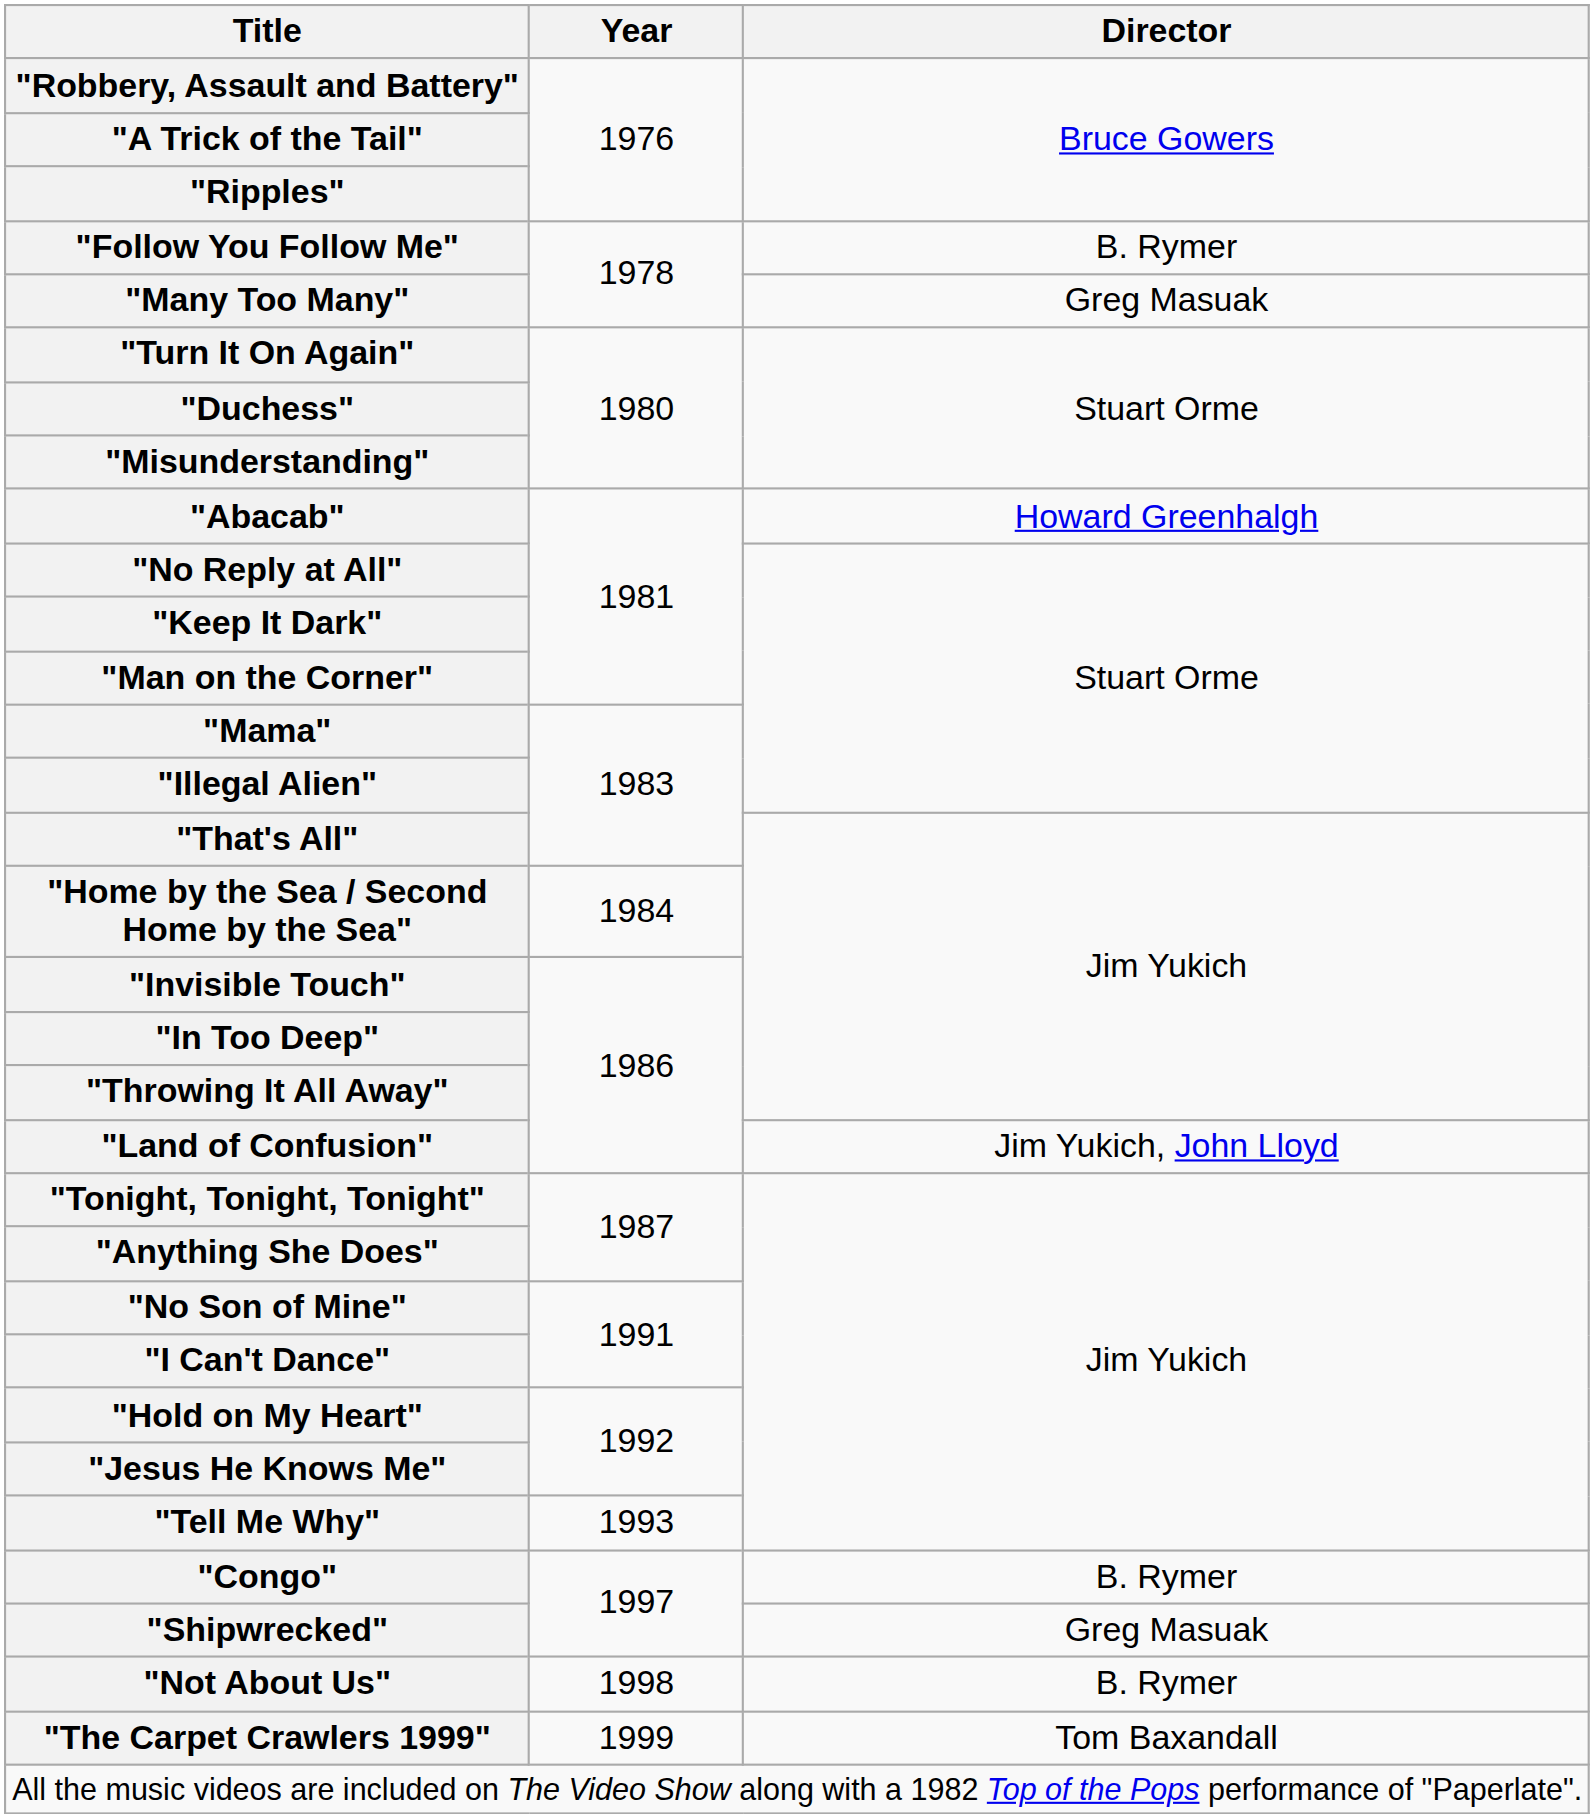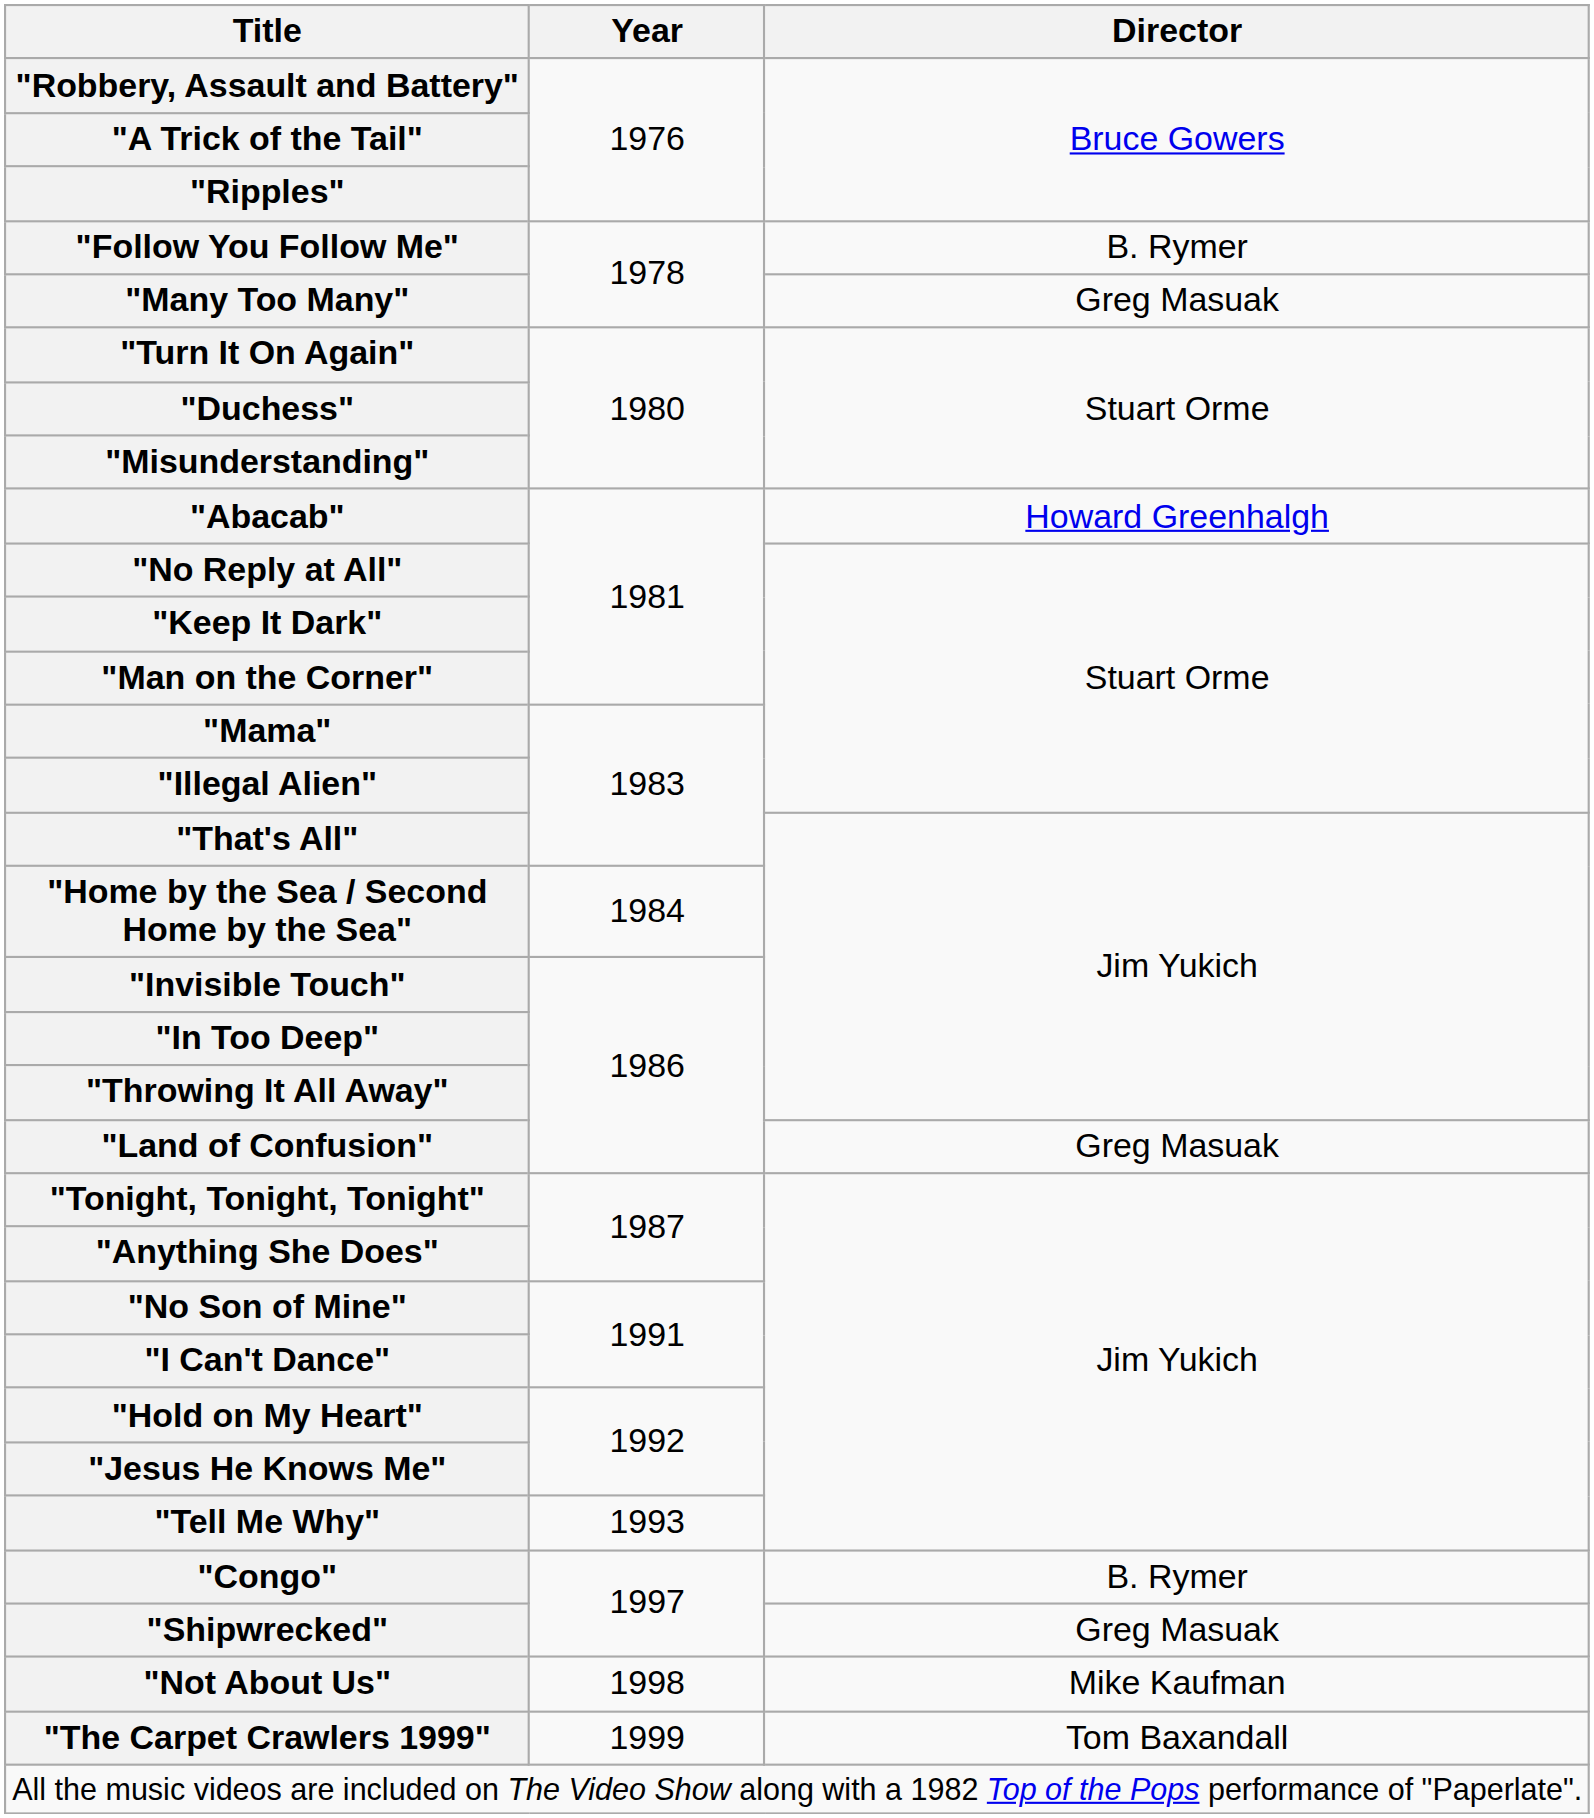(1166, 1145) Jim Yukich, John Lloyd -> (1177, 1145) Greg Masuak
(1167, 1683) B. Rymer -> (1177, 1683) Mike Kaufman
